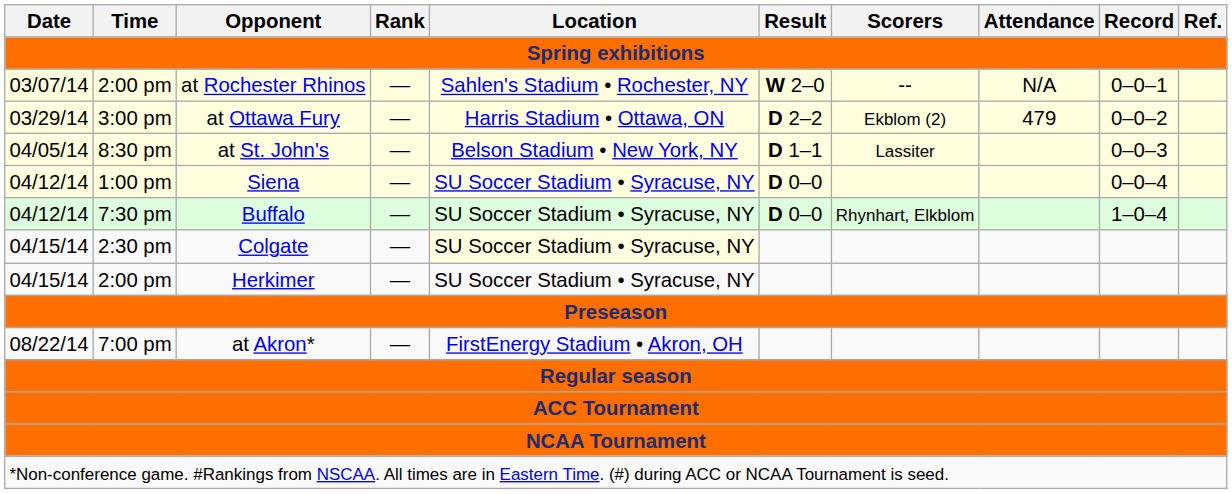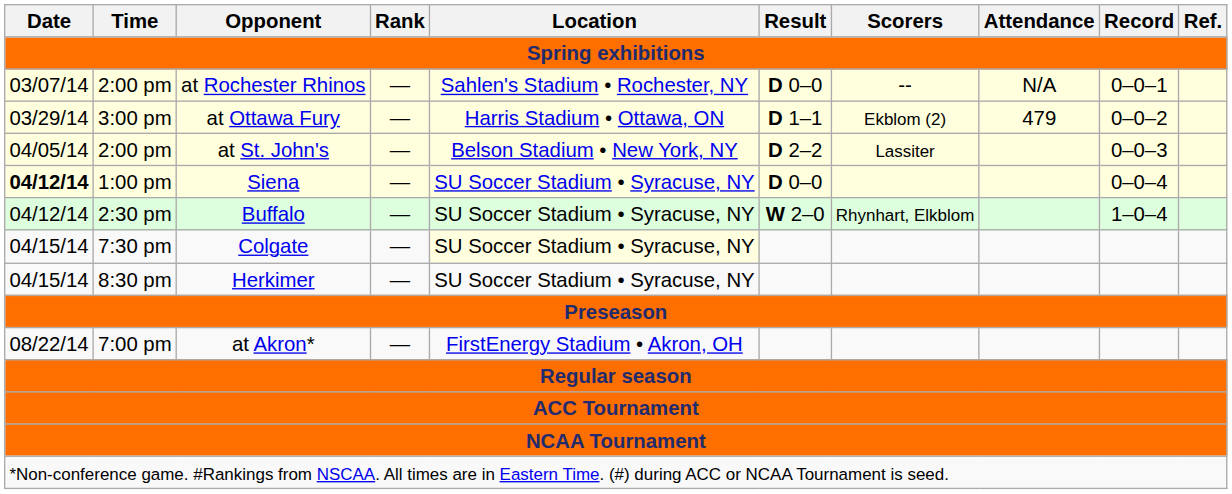(795, 85) W 2–0 -> (795, 85) D 0–0
(795, 118) D 2–2 -> (795, 118) D 1–1
(135, 150) 8:30 pm -> (135, 150) 2:00 pm
(795, 150) D 1–1 -> (795, 150) D 2–2
(49, 182) normal -> (49, 182) bold
(135, 214) 7:30 pm -> (135, 214) 2:30 pm
(795, 214) D 0–0 -> (795, 214) W 2–0
(135, 247) 2:30 pm -> (135, 247) 7:30 pm
(135, 279) 2:00 pm -> (135, 279) 8:30 pm
